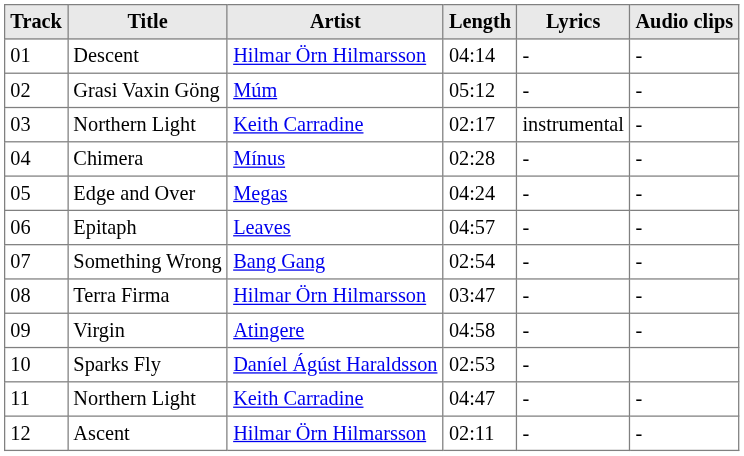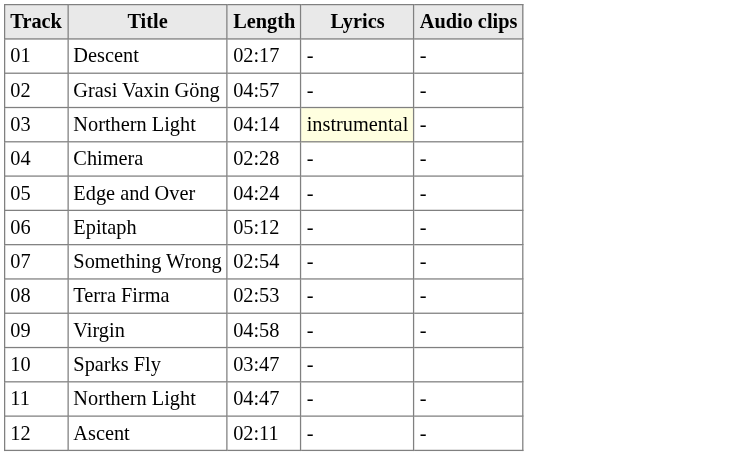- column: (335, 21)
(472, 55) 04:14 -> (256, 55) 02:17
(472, 90) 05:12 -> (256, 90) 04:57
(472, 124) 02:17 -> (256, 124) 04:14
(573, 124) no background -> (357, 124) lightyellow background
(472, 227) 04:57 -> (256, 227) 05:12
(472, 295) 03:47 -> (256, 295) 02:53
(472, 364) 02:53 -> (256, 364) 03:47
